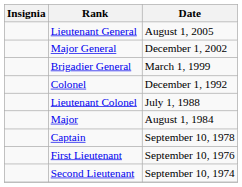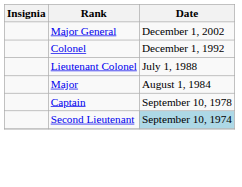- row: (95, 31)
- row: (91, 66)
- row: (86, 155)
(190, 173) no background -> (187, 119) lightblue background
